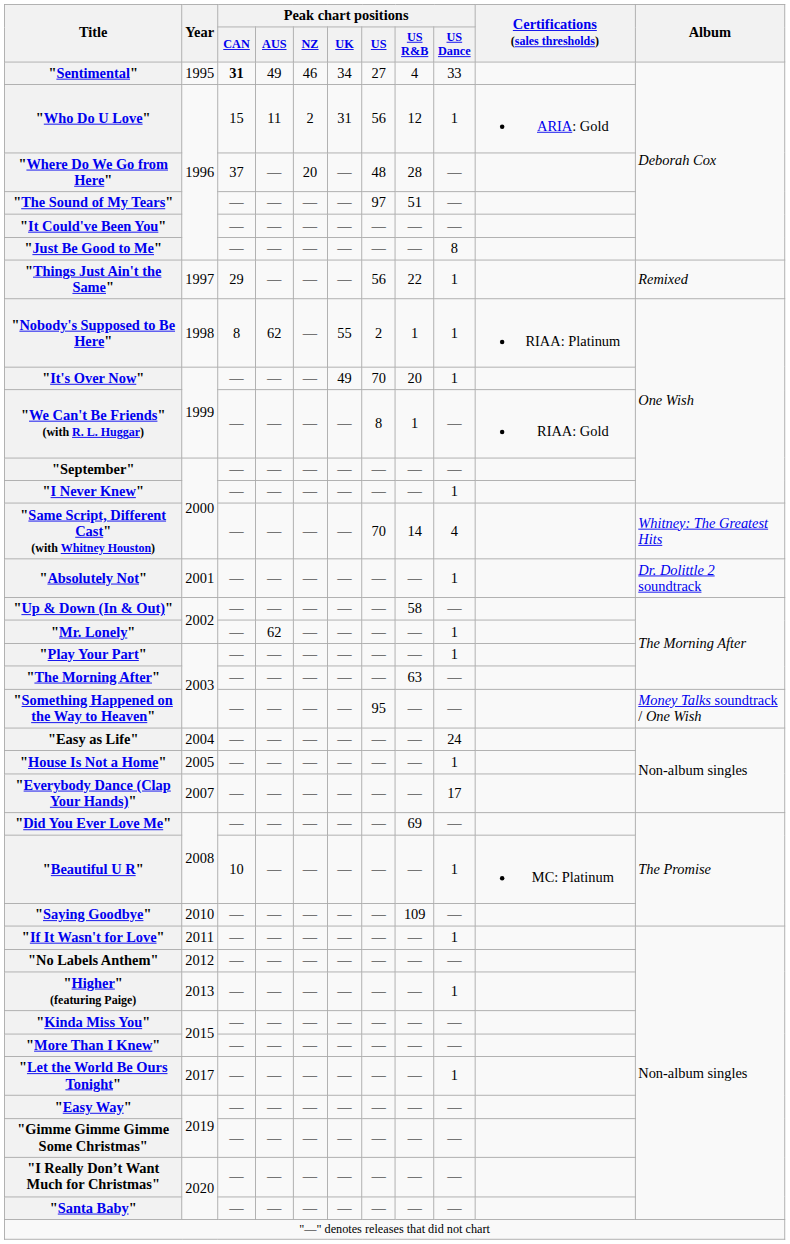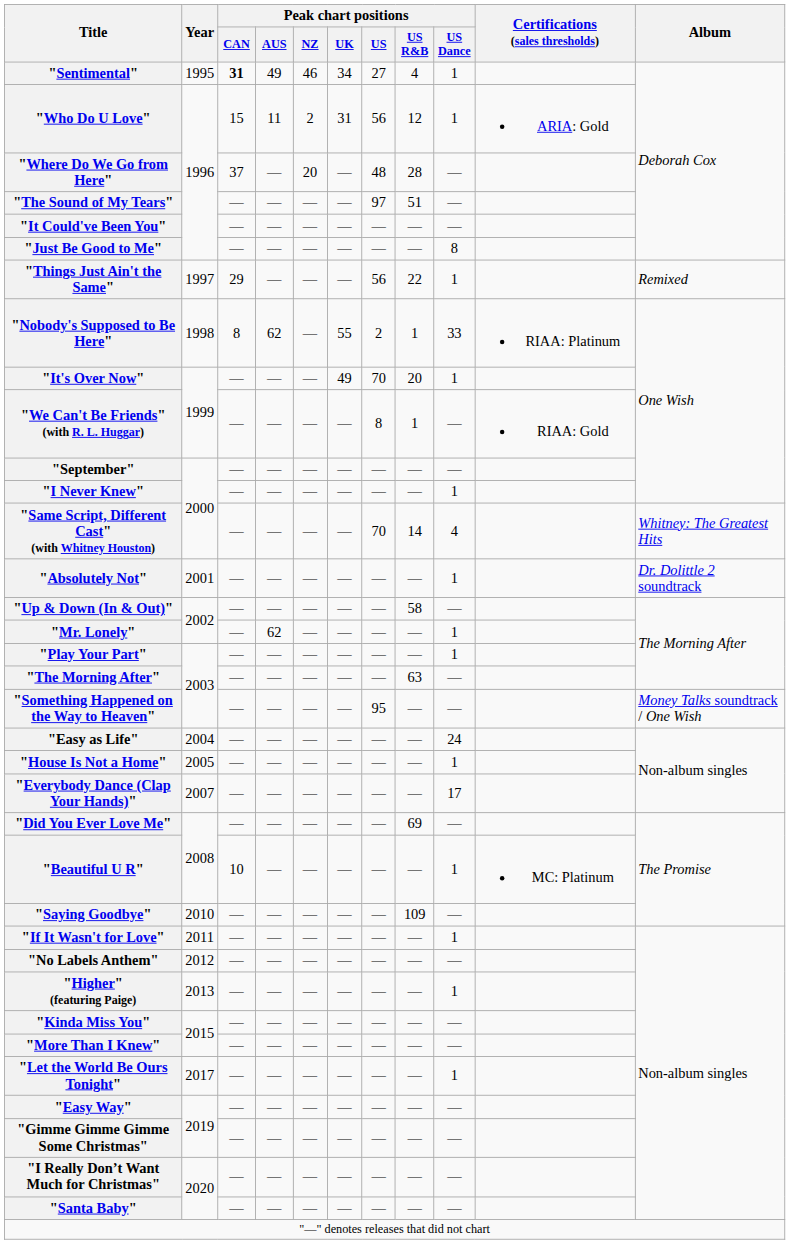(454, 73) 33 -> (454, 73) 1
(454, 333) 1 -> (454, 333) 33
